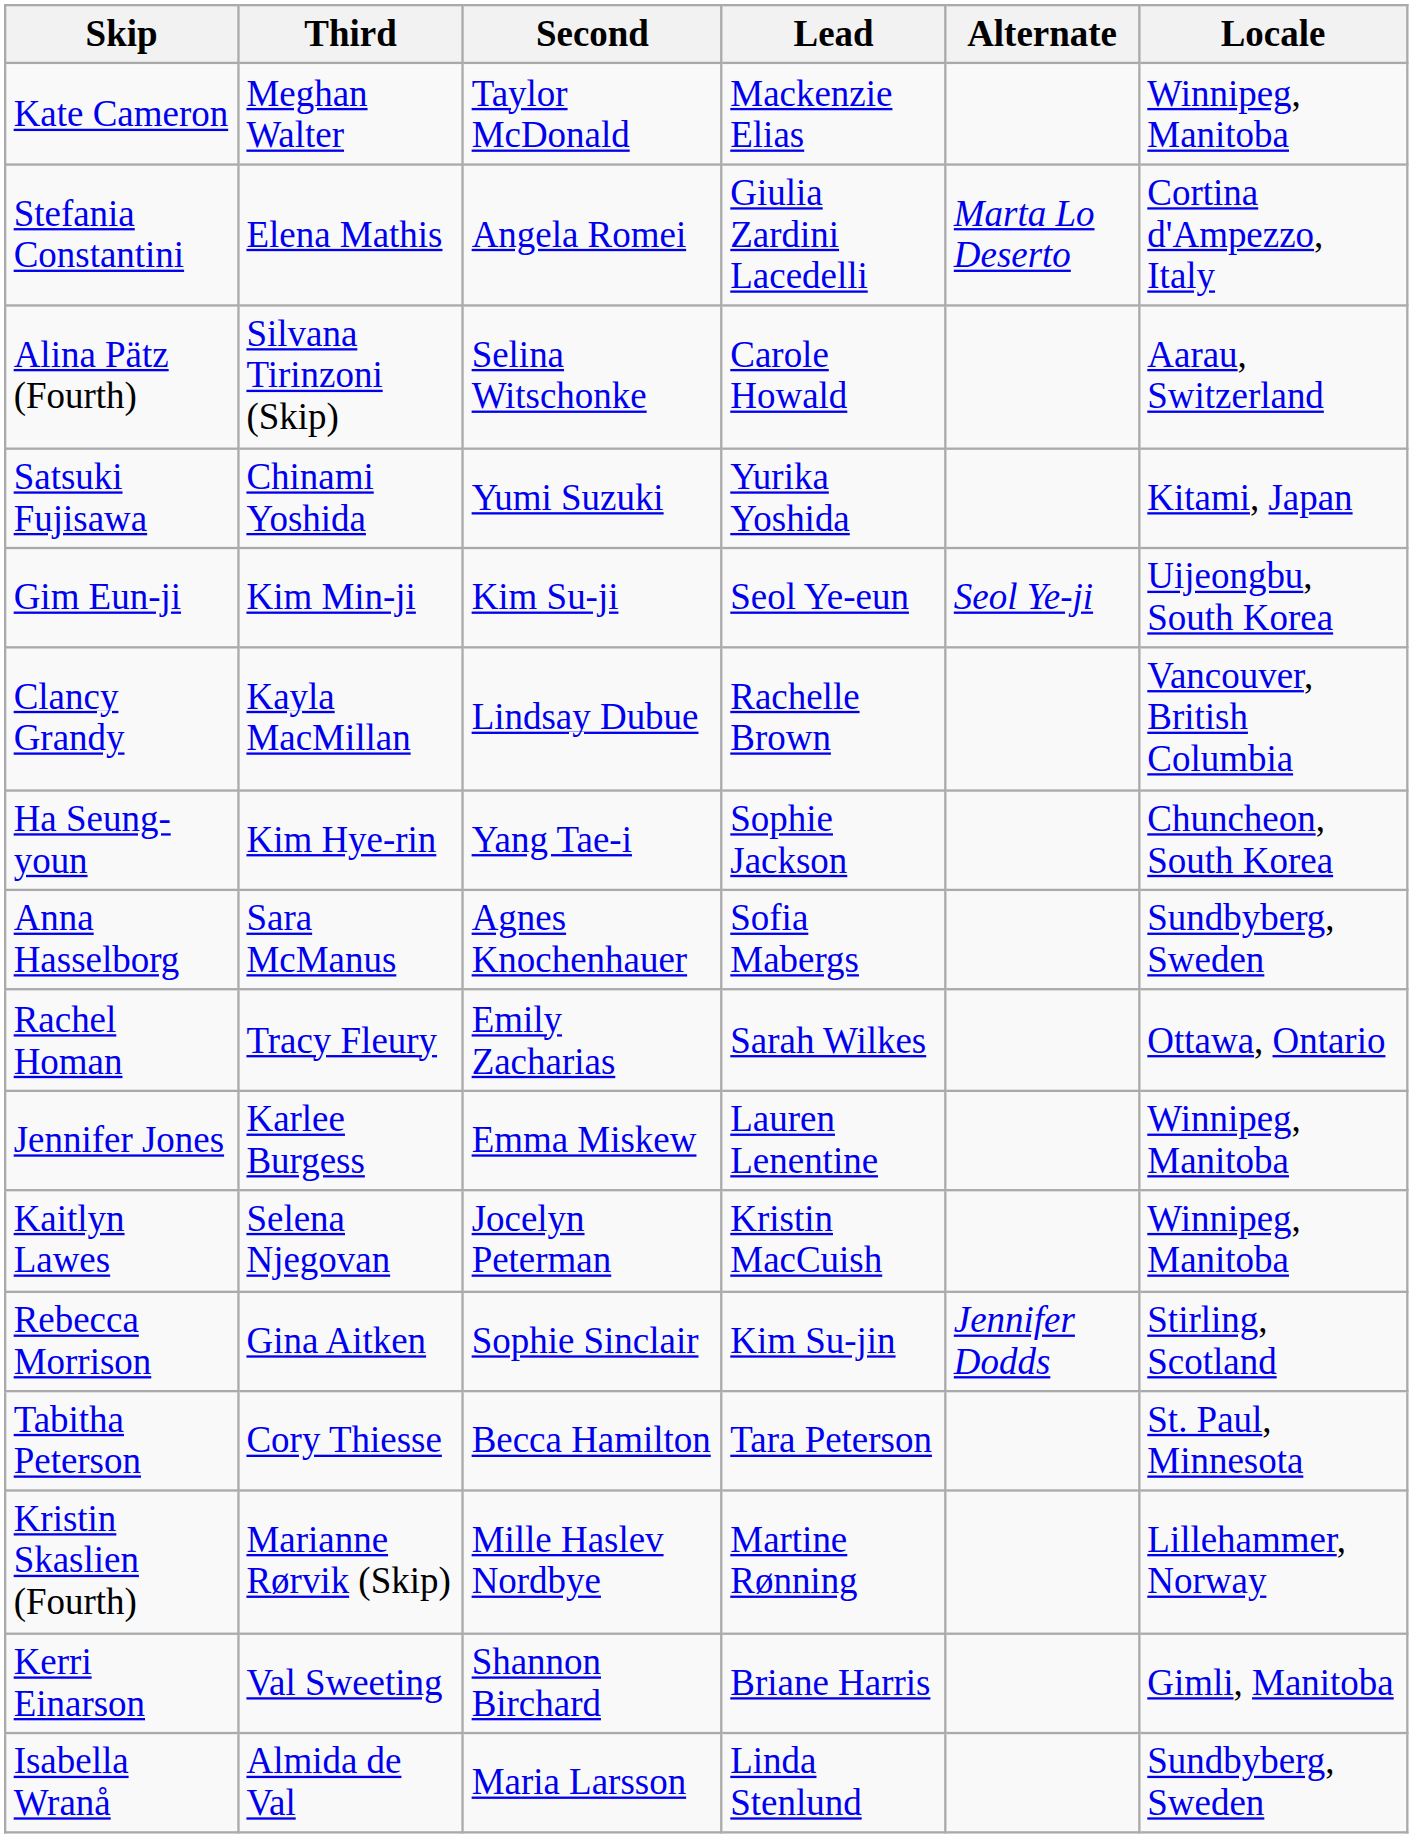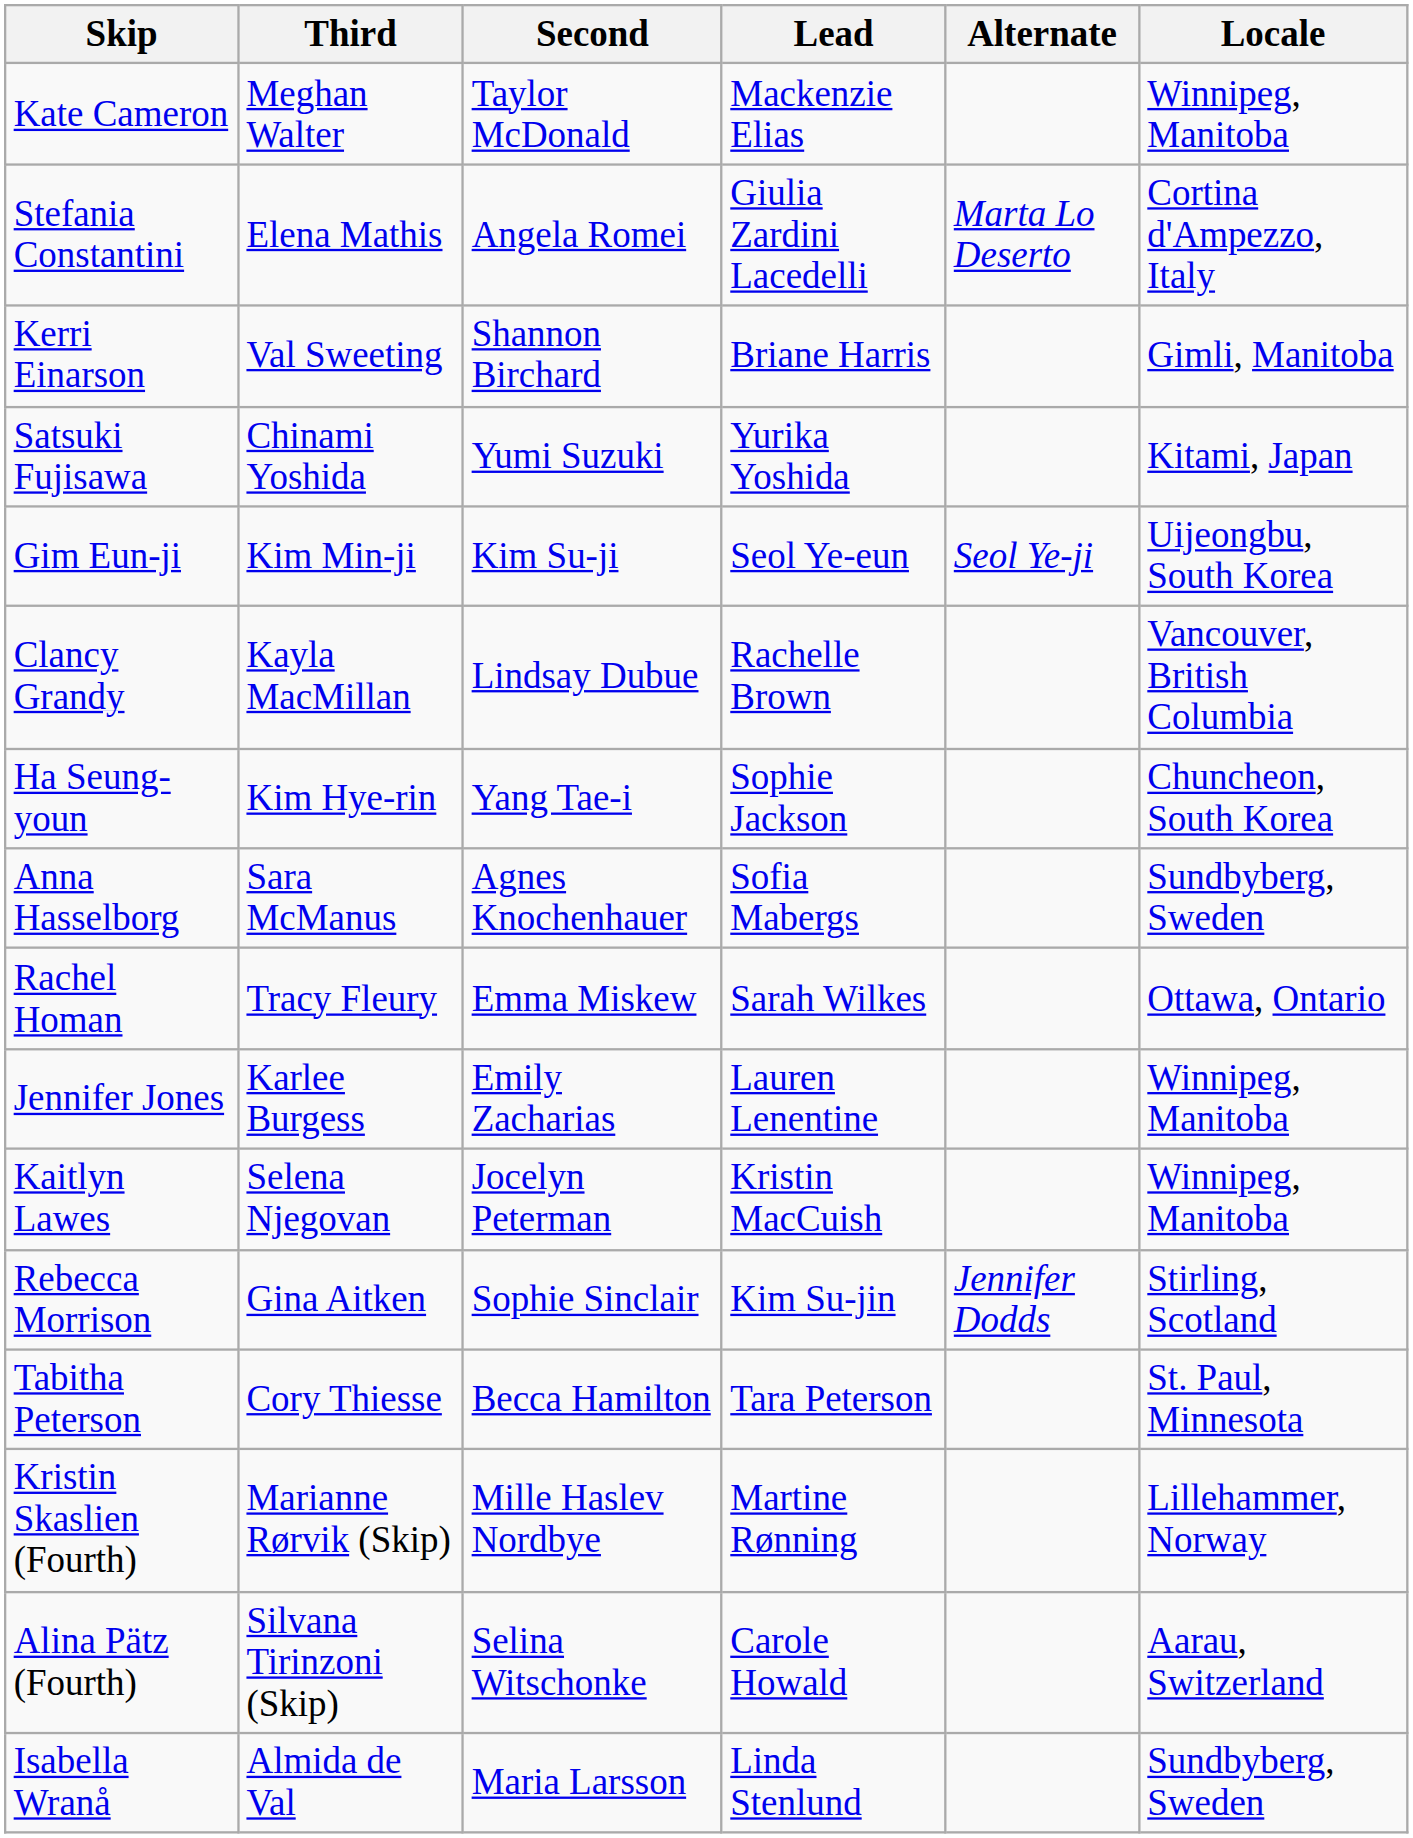rows swapped: (79, 1682) <-> (91, 375)
(543, 1039) Emily Zacharias -> (584, 997) Emma Miskew
(584, 1139) Emma Miskew -> (543, 1098) Emily Zacharias
